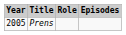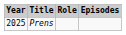(16, 24) 2005 -> (16, 24) 2025
